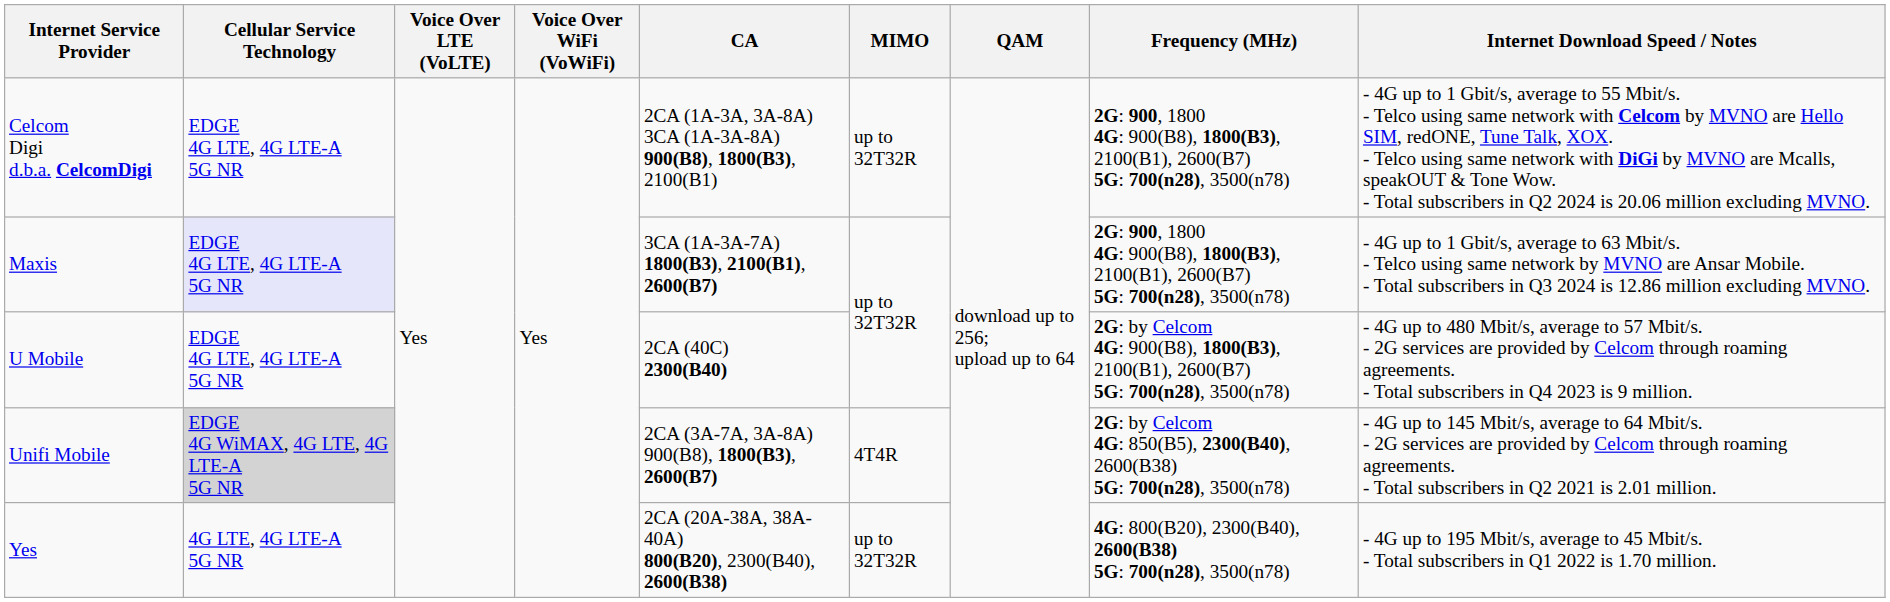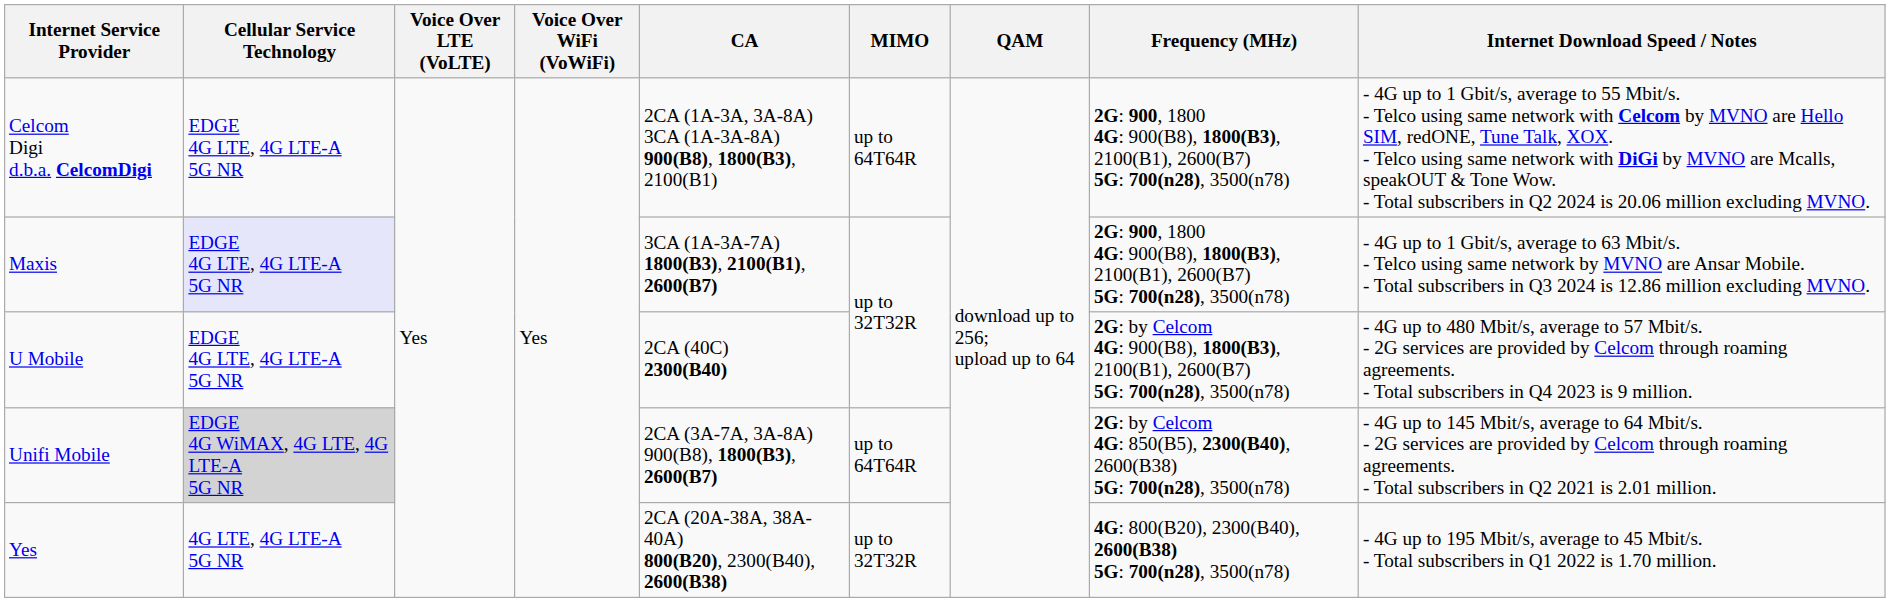(885, 147) up to 32T32R -> (885, 147) up to 64T64R
(876, 454) 4T4R -> (885, 454) up to 64T64R
